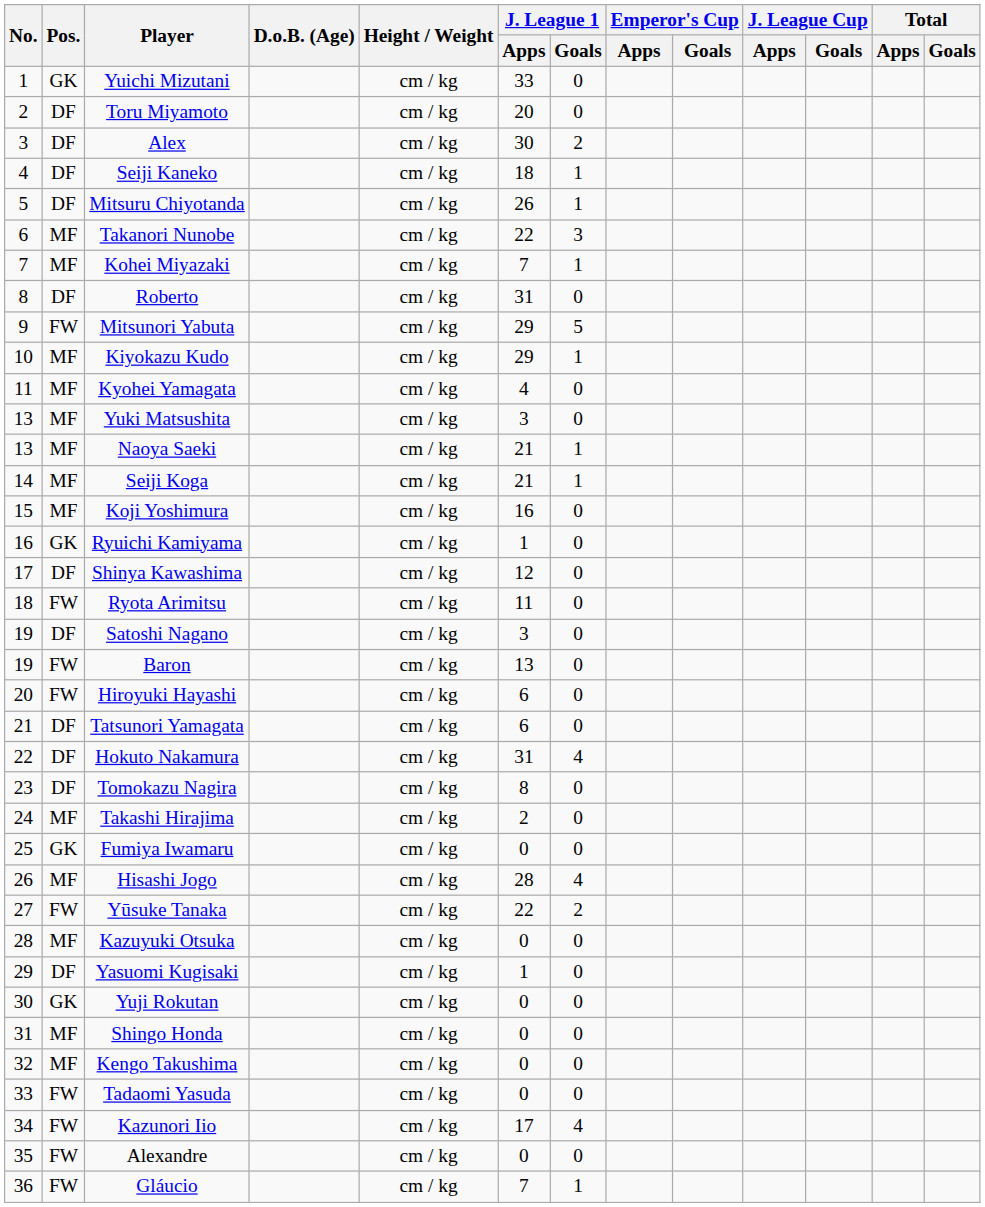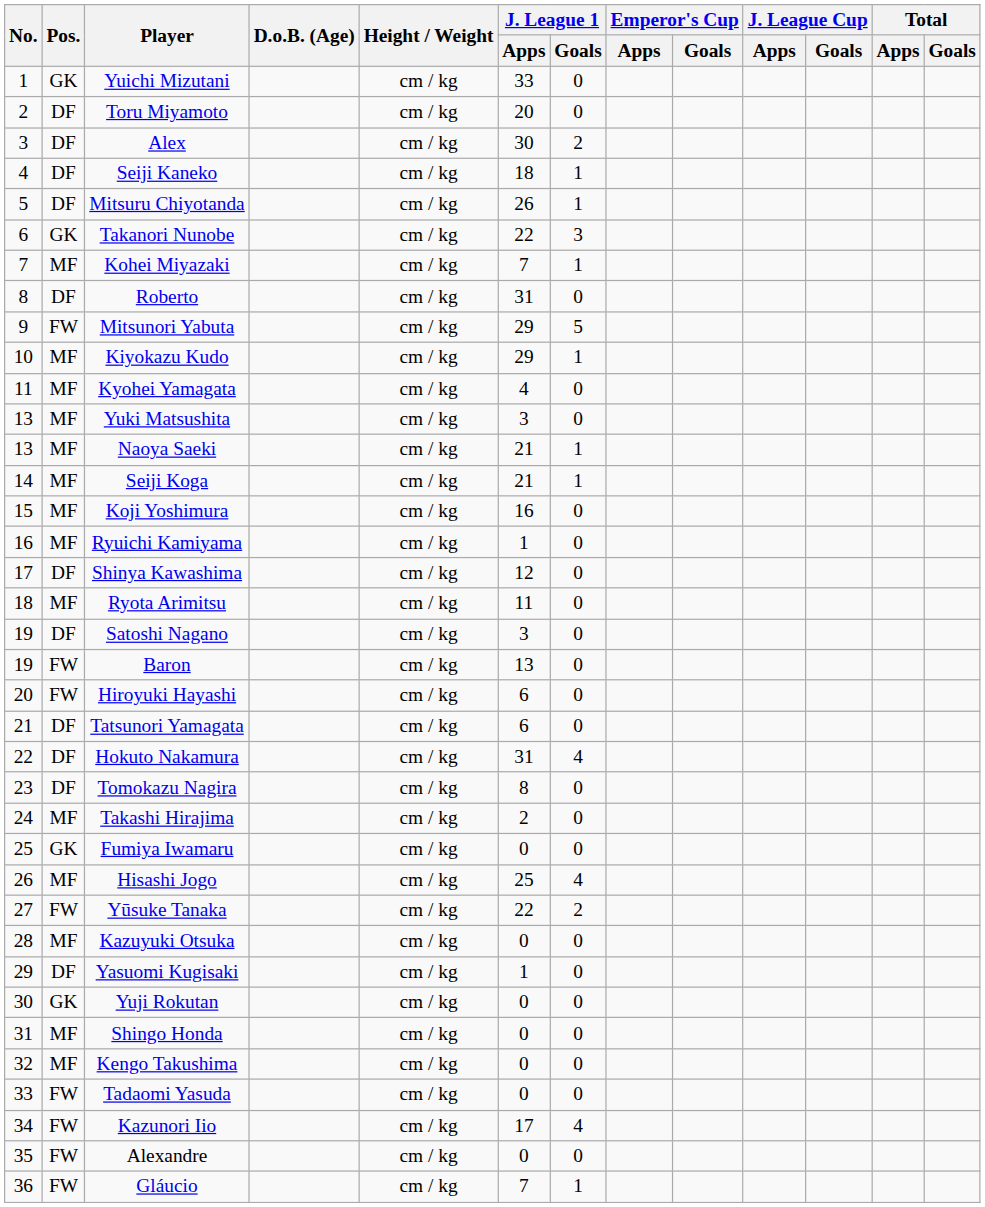(63, 234) MF -> (63, 234) GK
(63, 541) GK -> (63, 541) MF
(63, 603) FW -> (63, 603) MF
(524, 879) 28 -> (524, 879) 25
